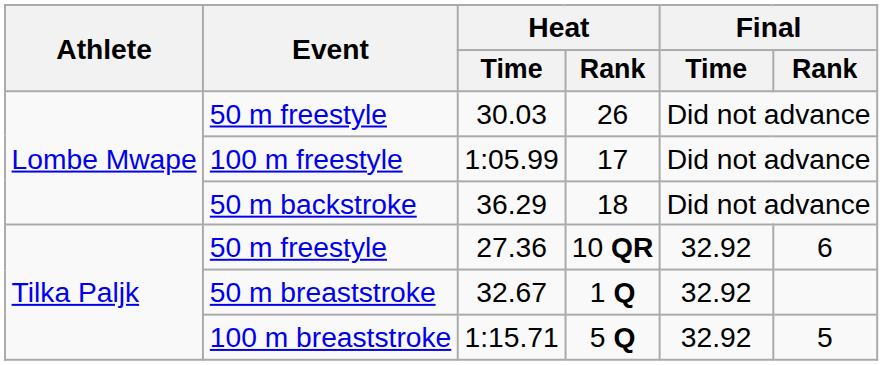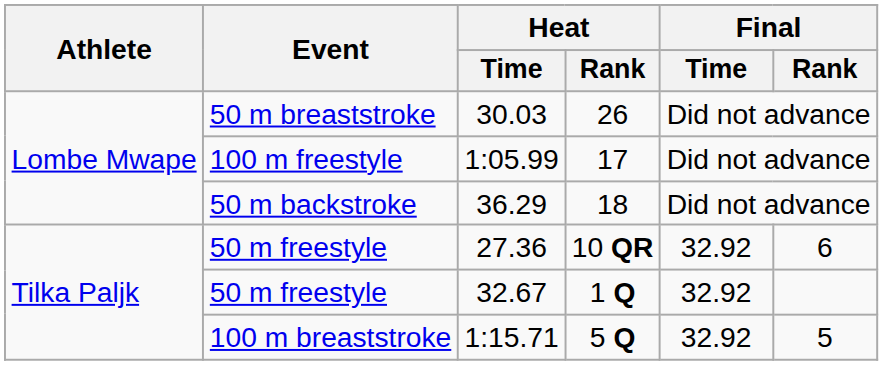(298, 114) 50 m freestyle -> (323, 114) 50 m breaststroke
(323, 293) 50 m breaststroke -> (298, 293) 50 m freestyle
